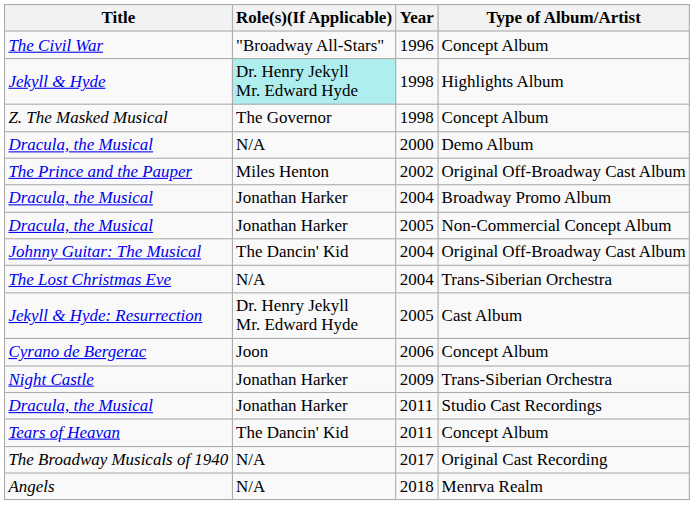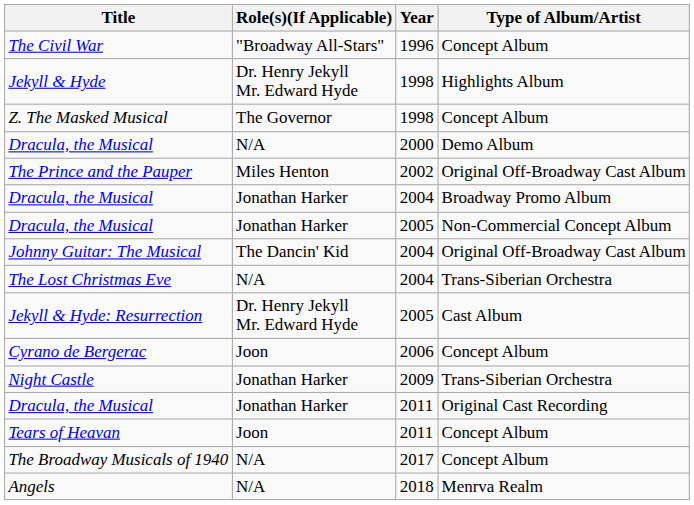(297, 81) paleturquoise background -> (297, 81) no background
(522, 405) Studio Cast Recordings -> (525, 405) Original Cast Recording
(292, 432) The Dancin' Kid -> (252, 432) Joon
(525, 459) Original Cast Recording -> (495, 459) Concept Album
